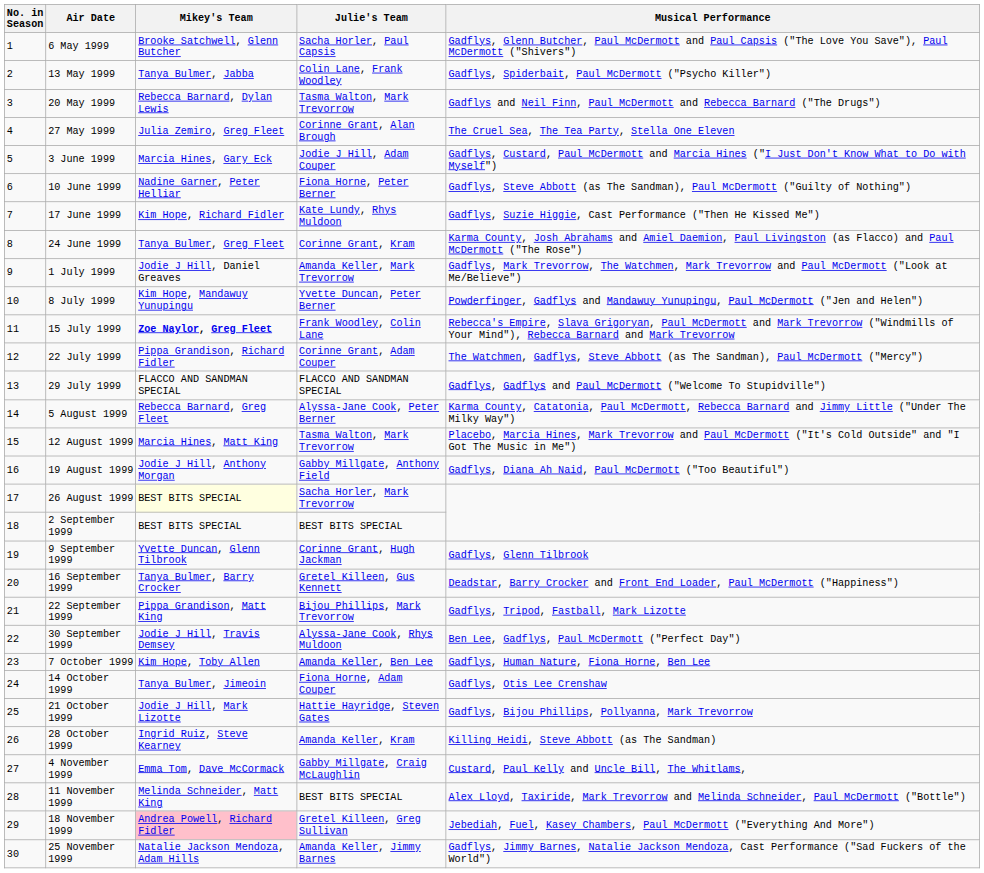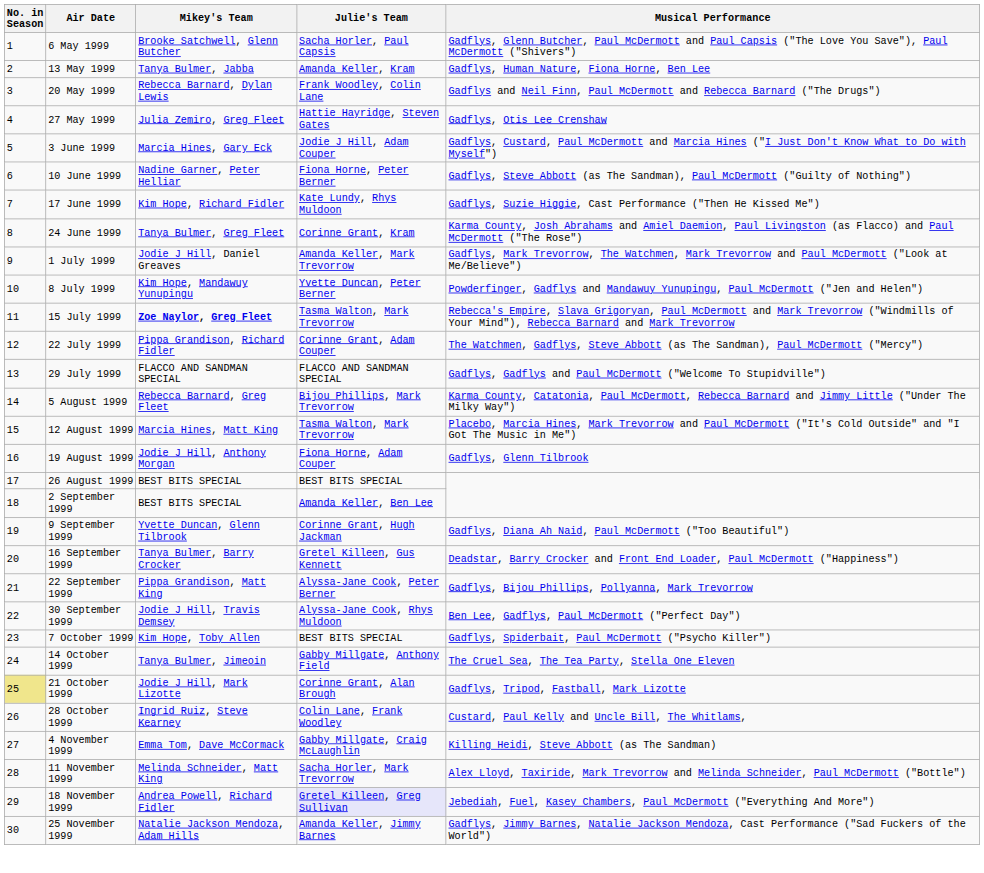(351, 75) Colin Lane, Frank Woodley -> (357, 69) Amanda Keller, Kram
(610, 75) Gadflys, Spiderbait, Paul McDermott ("Psycho Killer") -> (579, 69) Gadflys, Human Nature, Fiona Horne, Ben Lee
(354, 103) Tasma Walton, Mark Trevorrow -> (360, 91) Frank Woodley, Colin Lane
(357, 131) Corinne Grant, Alan Brough -> (369, 120) Hattie Hayridge, Steven Gates
(592, 131) The Cruel Sea, The Tea Party, Stella One Eleven -> (528, 120) Gadflys, Otis Lee Crenshaw
(360, 329) Frank Woodley, Colin Lane -> (354, 317) Tasma Walton, Mark Trevorrow
(369, 414) Alyssa-Jane Cook, Peter Berner -> (360, 402) Bijou Phillips, Mark Trevorrow
(369, 470) Gabby Millgate, Anthony Field -> (351, 458) Fiona Horne, Adam Couper
(619, 470) Gadflys, Diana Ah Naid, Paul McDermott ("Too Beautiful") -> (518, 458) Gadflys, Glenn Tilbrook
(190, 498) lightyellow background -> (190, 481) no background
(354, 498) Sacha Horler, Mark Trevorrow -> (351, 481) BEST BITS SPECIAL
(351, 527) BEST BITS SPECIAL -> (366, 503) Amanda Keller, Ben Lee
(518, 555) Gadflys, Glenn Tilbrook -> (619, 531) Gadflys, Diana Ah Naid, Paul McDermott ("Too Beautiful")
(360, 611) Bijou Phillips, Mark Trevorrow -> (369, 588) Alyssa-Jane Cook, Peter Berner
(567, 611) Gadflys, Tripod, Fastball, Mark Lizotte -> (601, 588) Gadflys, Bijou Phillips, Pollyanna, Mark Trevorrow
(366, 662) Amanda Keller, Ben Lee -> (351, 638) BEST BITS SPECIAL
(579, 662) Gadflys, Human Nature, Fiona Horne, Ben Lee -> (610, 638) Gadflys, Spiderbait, Paul McDermott ("Psycho Killer")
(351, 684) Fiona Horne, Adam Couper -> (369, 661) Gabby Millgate, Anthony Field
(528, 684) Gadflys, Otis Lee Crenshaw -> (592, 661) The Cruel Sea, The Tea Party, Stella One Eleven
(13, 712) no background -> (13, 689) khaki background
(369, 712) Hattie Hayridge, Steven Gates -> (357, 689) Corinne Grant, Alan Brough
(601, 712) Gadflys, Bijou Phillips, Pollyanna, Mark Trevorrow -> (567, 689) Gadflys, Tripod, Fastball, Mark Lizotte
(357, 741) Amanda Keller, Kram -> (351, 717) Colin Lane, Frank Woodley
(582, 741) Killing Heidi, Steve Abbott (as The Sandman) -> (598, 717) Custard, Paul Kelly and Uncle Bill, The Whitlams,
(598, 769) Custard, Paul Kelly and Uncle Bill, The Whitlams, -> (582, 746) Killing Heidi, Steve Abbott (as The Sandman)
(351, 797) BEST BITS SPECIAL -> (354, 774) Sacha Horler, Mark Trevorrow
(205, 825) pink background -> (205, 802) no background
(360, 825) no background -> (360, 802) lavender background
